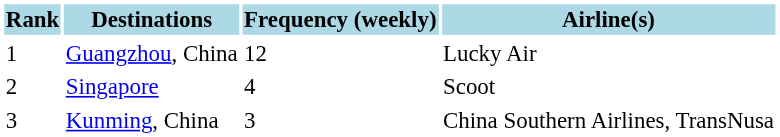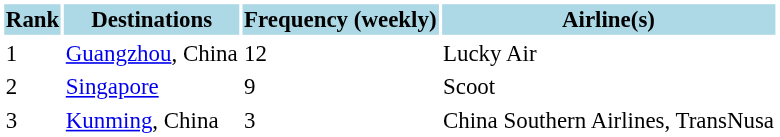(250, 86) 4 -> (250, 86) 9
